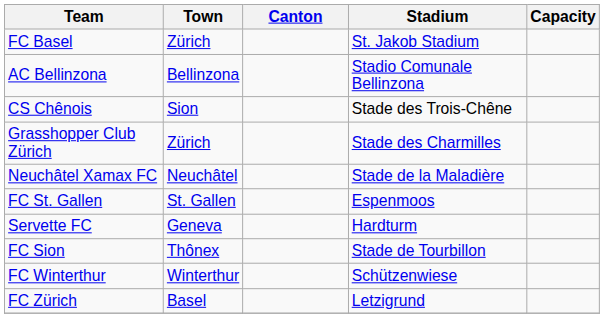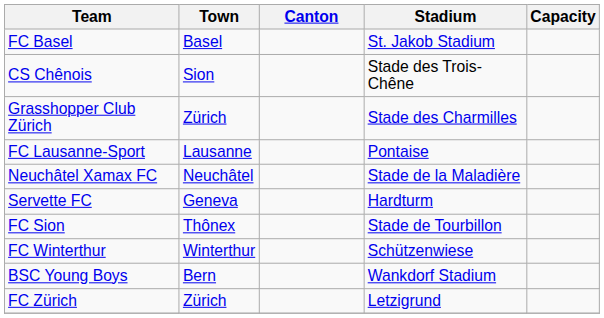(189, 41) Zürich -> (203, 41) Basel
- row: (57, 75)
+ row: (77, 151)
- row: (55, 201)
+ row: (68, 276)
(187, 300) Basel -> (205, 300) Zürich
